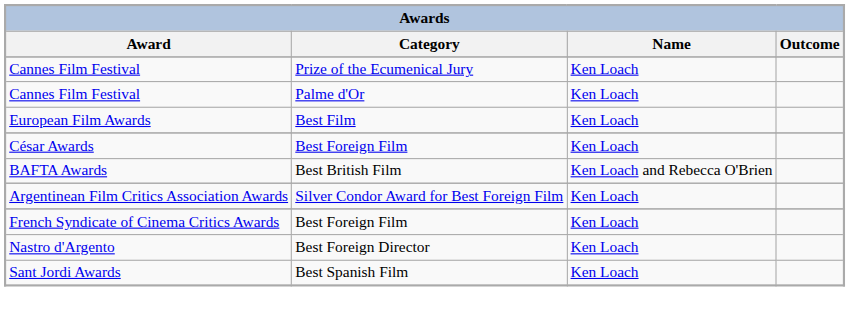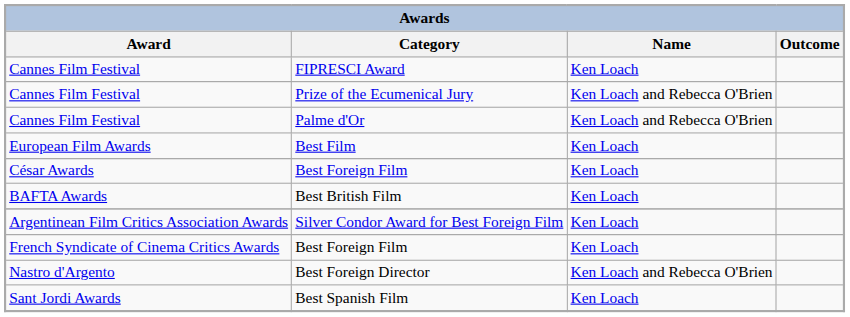+ row: (75, 69)
(605, 69) Ken Loach -> (672, 94) Ken Loach and Rebecca O'Brien
(605, 94) Ken Loach -> (672, 120) Ken Loach and Rebecca O'Brien
(672, 171) Ken Loach and Rebecca O'Brien -> (605, 196) Ken Loach
(605, 247) Ken Loach -> (672, 272) Ken Loach and Rebecca O'Brien
